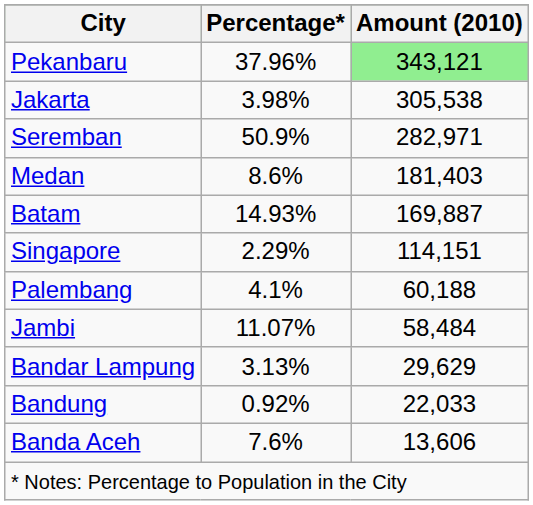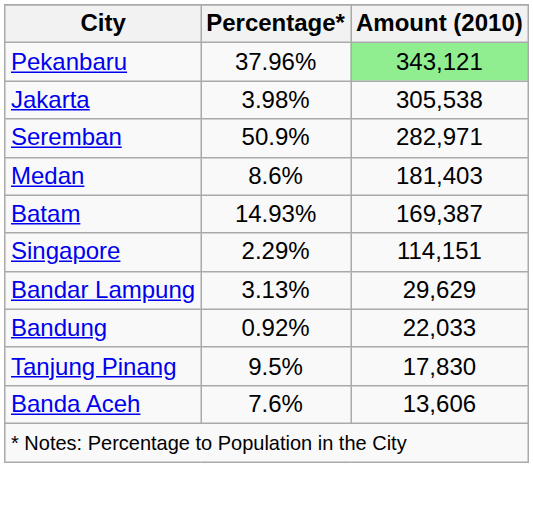(439, 213) 169,887 -> (439, 213) 169,387
- row: (72, 289)
- row: (43, 328)
+ row: (94, 366)
